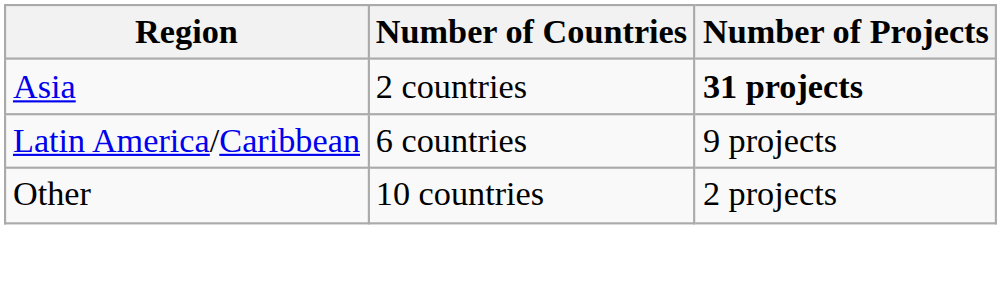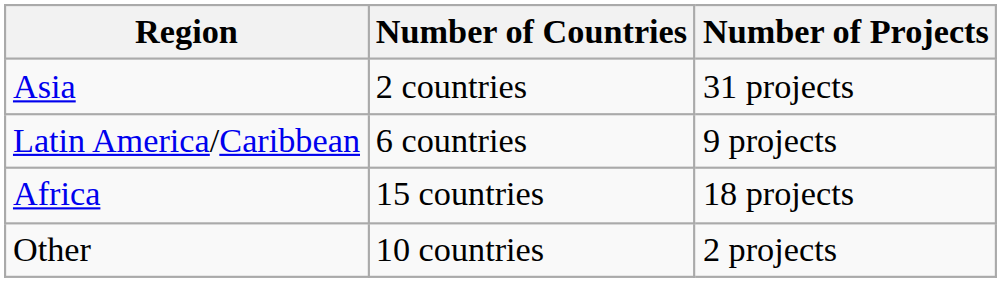(783, 85) bold -> (779, 85) normal
+ row: (57, 194)
